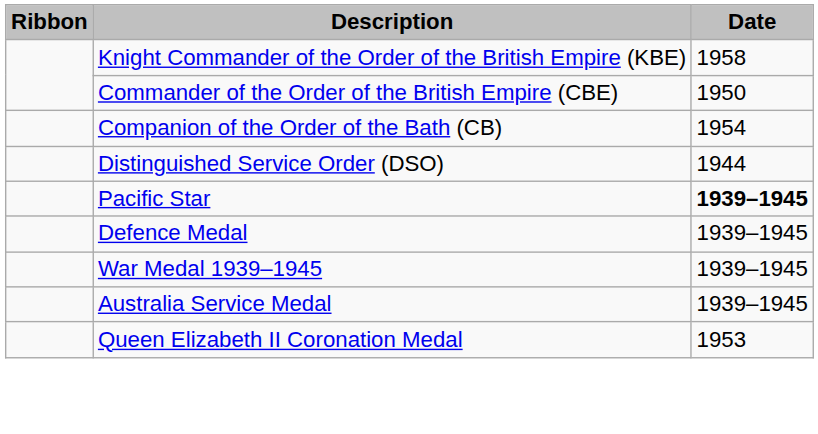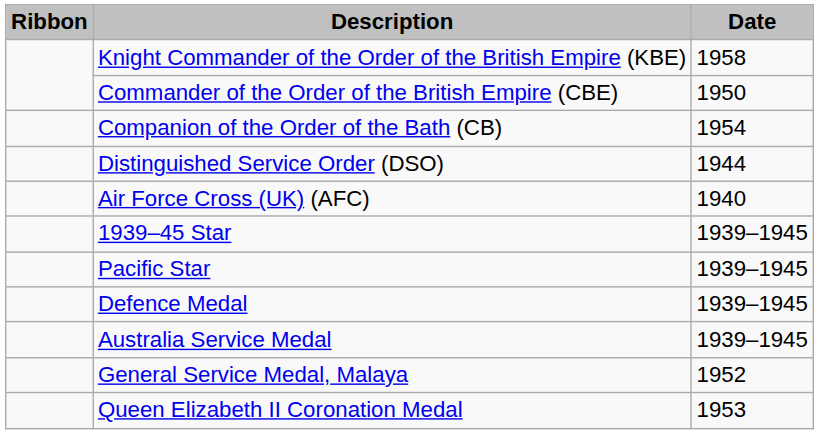+ row: (234, 198)
+ row: (165, 233)
(752, 198) bold -> (752, 269) normal
- row: (210, 269)
+ row: (253, 374)
